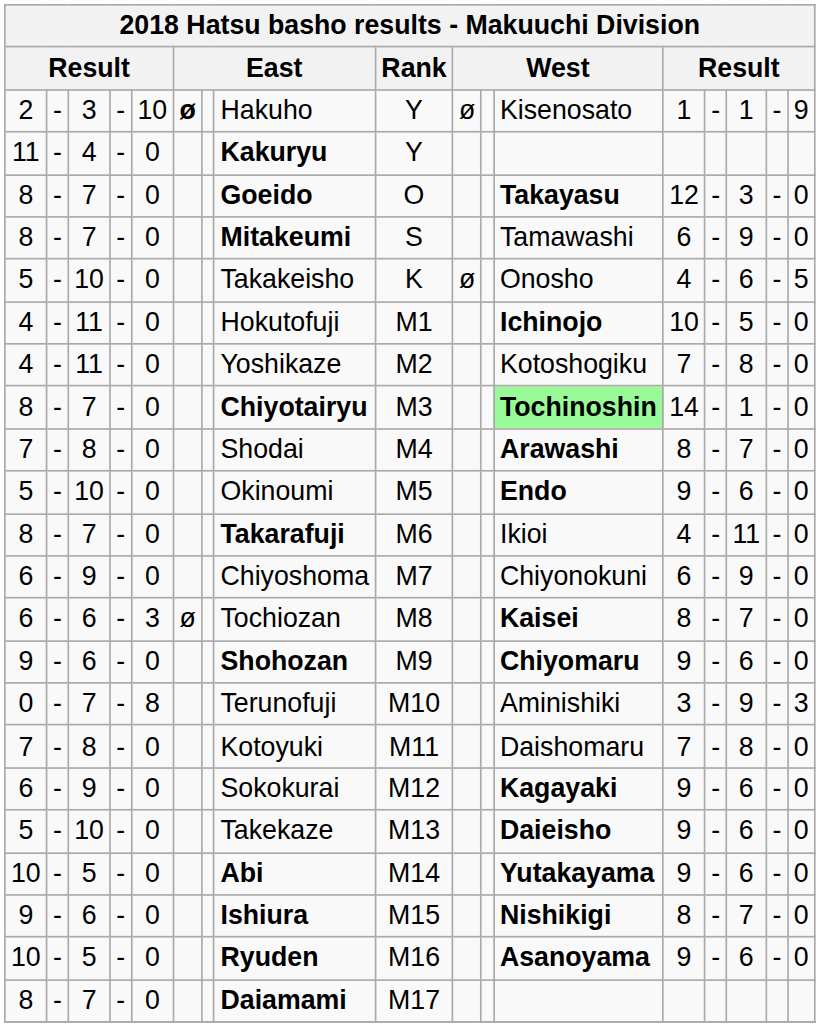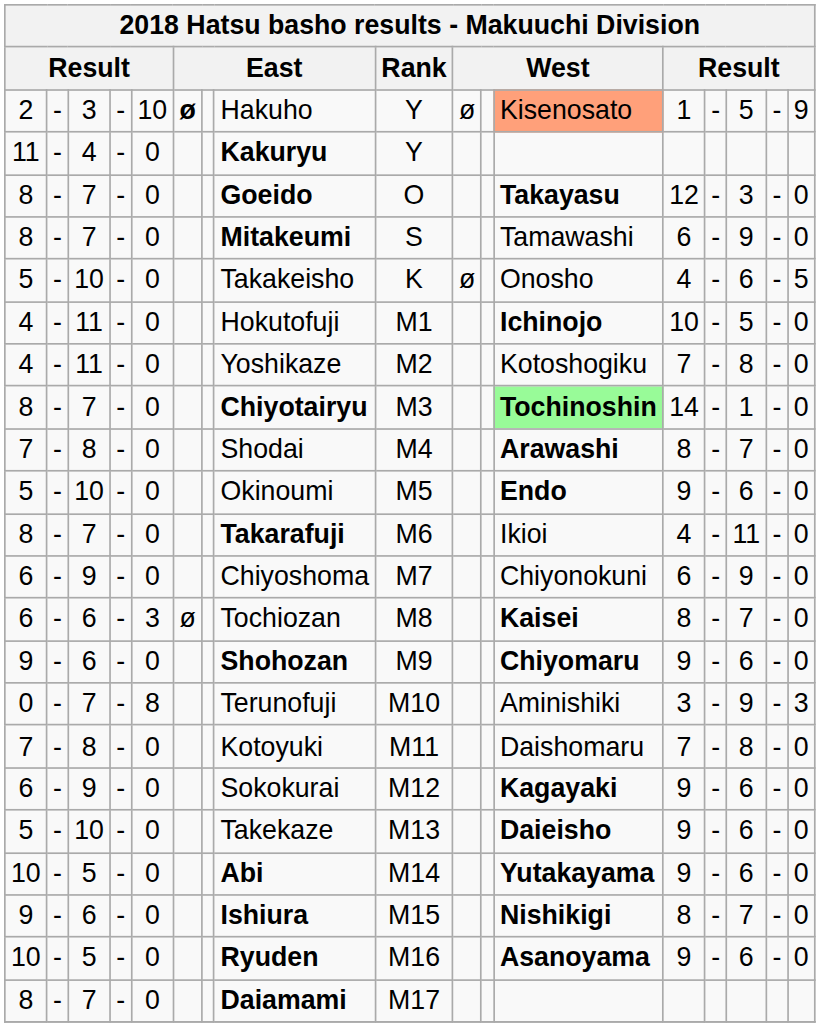(566, 110) no background -> (566, 110) lightsalmon background
(746, 110) 1 -> (746, 110) 5
